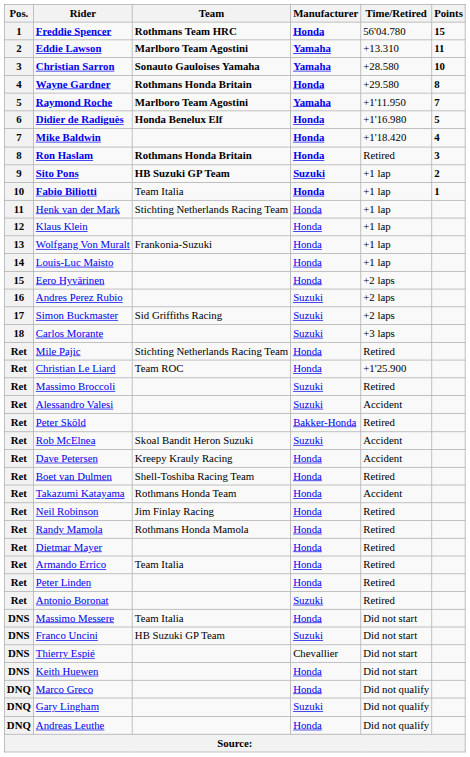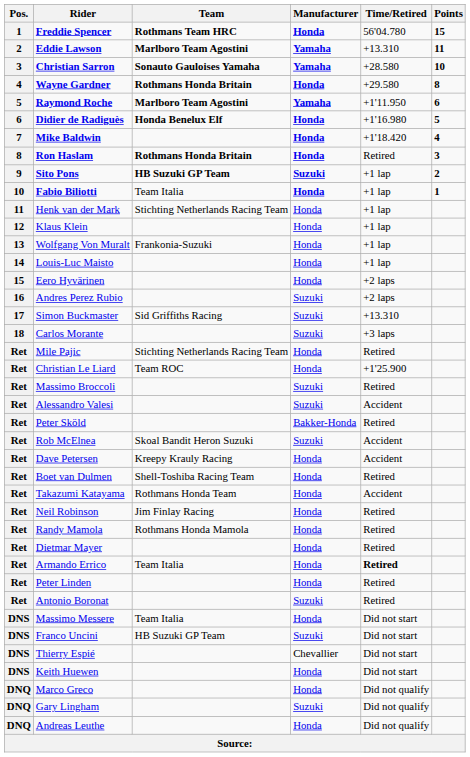(437, 102) 7 -> (437, 102) 6
(379, 316) +2 laps -> (381, 316) +13.310
(379, 565) normal -> (380, 565) bold
